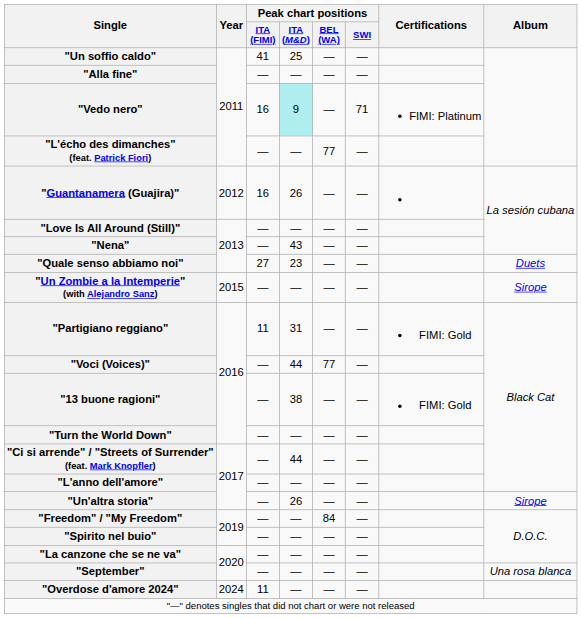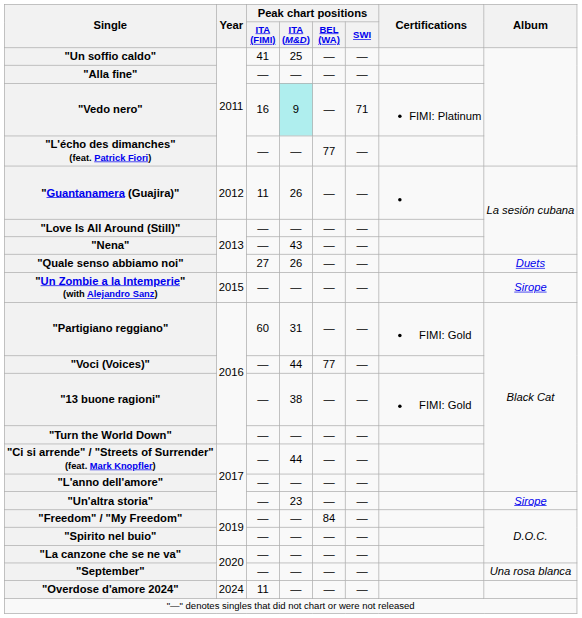(263, 192) 16 -> (263, 192) 11
(296, 263) 23 -> (296, 263) 26
(263, 329) 11 -> (263, 329) 60
(296, 500) 26 -> (296, 500) 23
